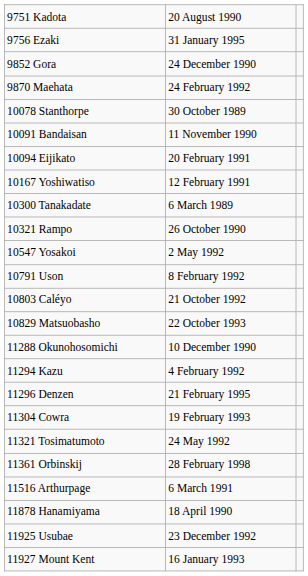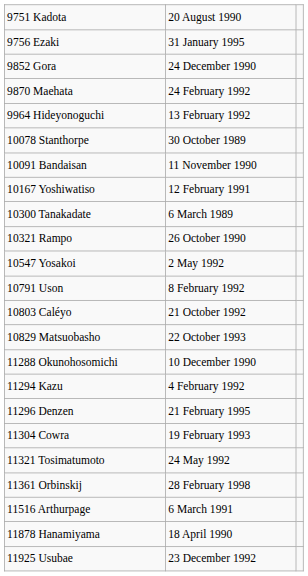+ row: (56, 115)
- row: (41, 158)
- row: (51, 559)
